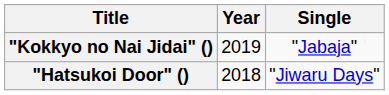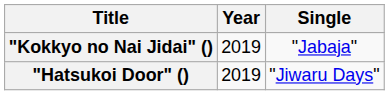(241, 75) 2018 -> (241, 75) 2019
